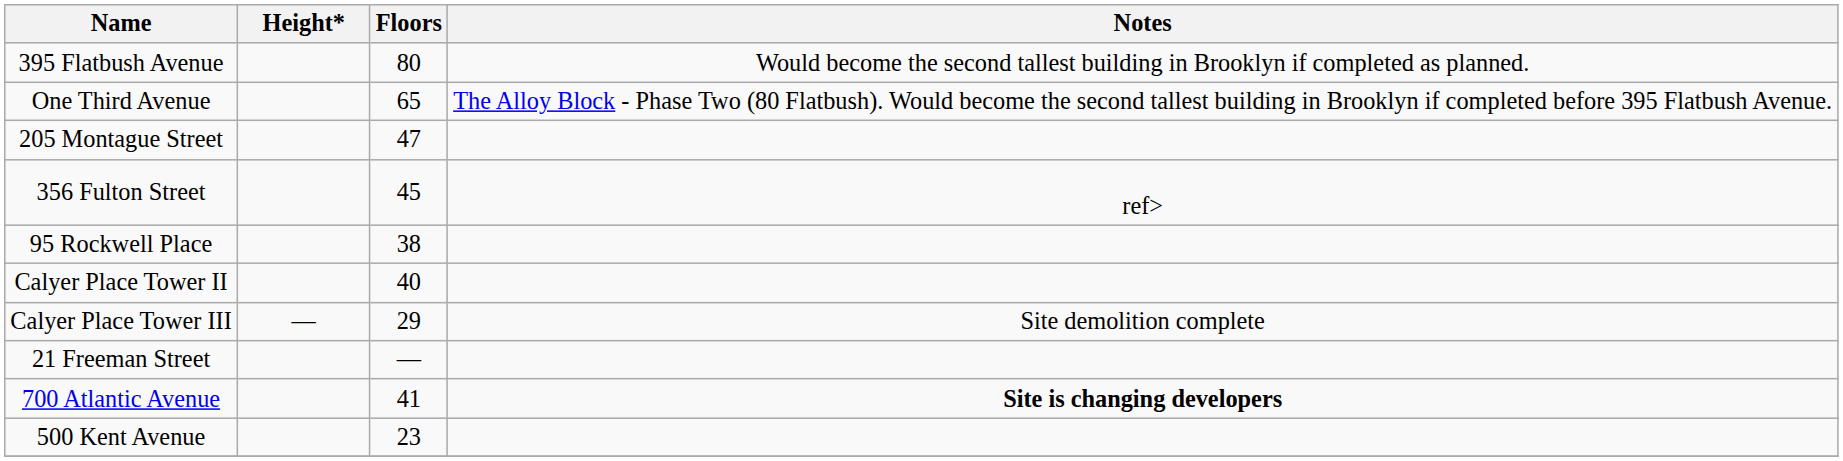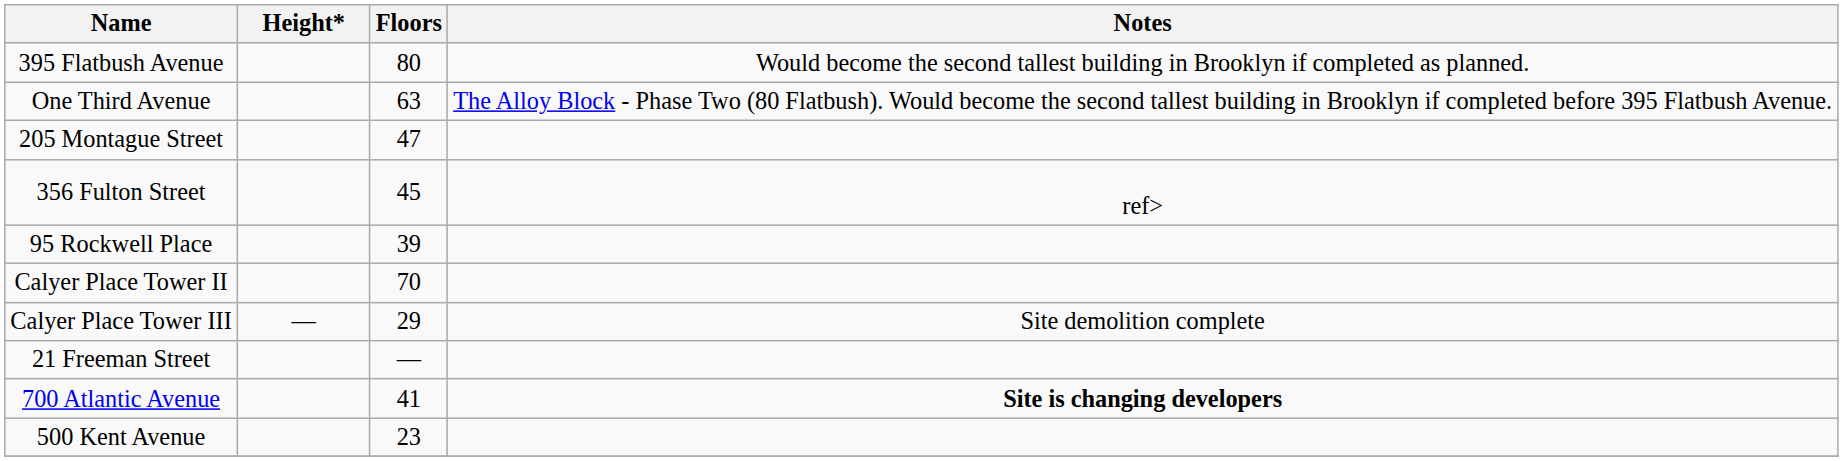(409, 100) 65 -> (409, 100) 63
(409, 243) 38 -> (409, 243) 39
(409, 282) 40 -> (409, 282) 70
